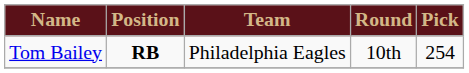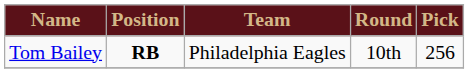(440, 51) 254 -> (440, 51) 256
